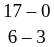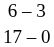rows swapped: (27, 10) <-> (27, 37)
